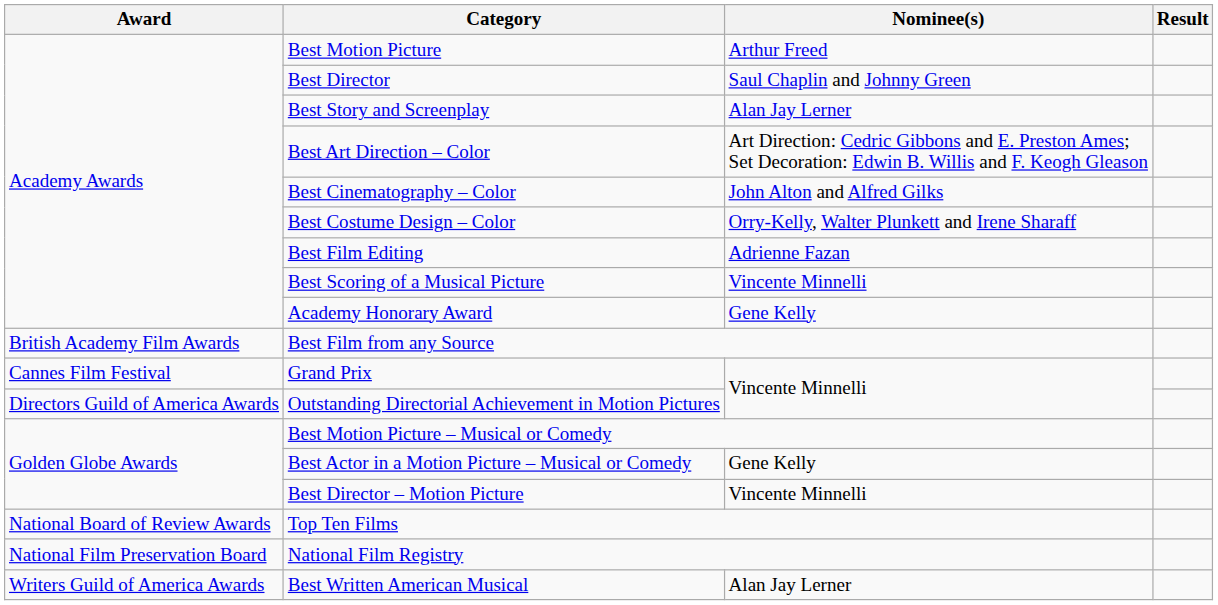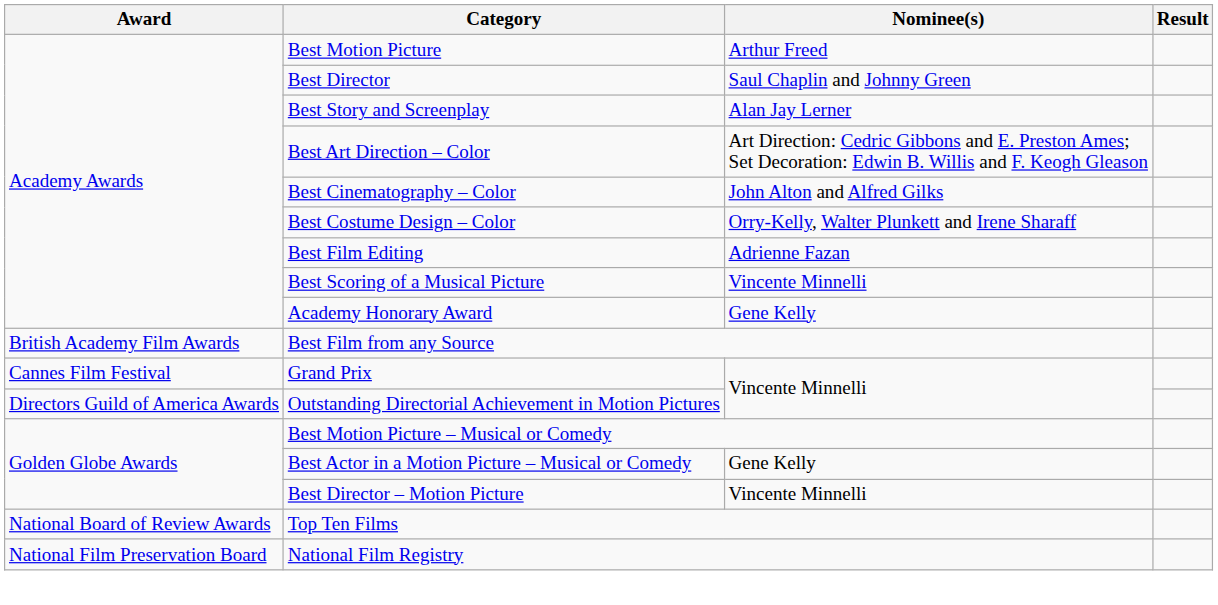- row: (408, 584)
